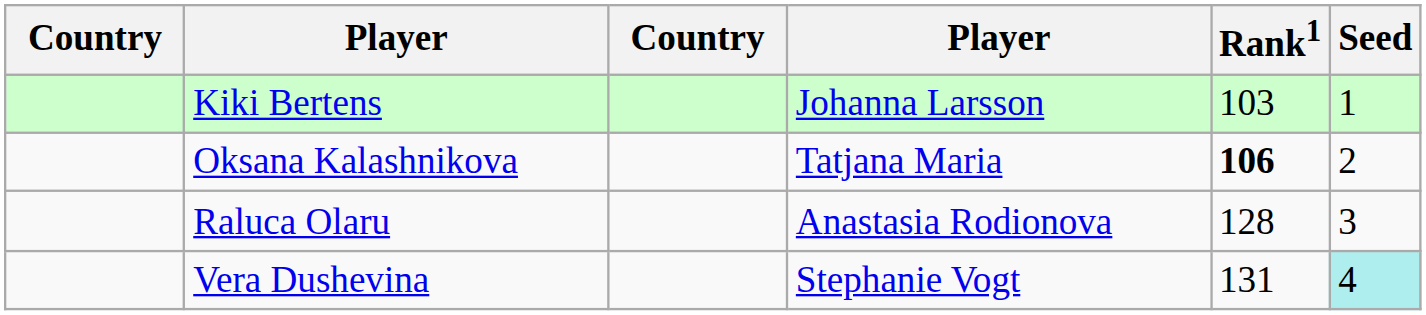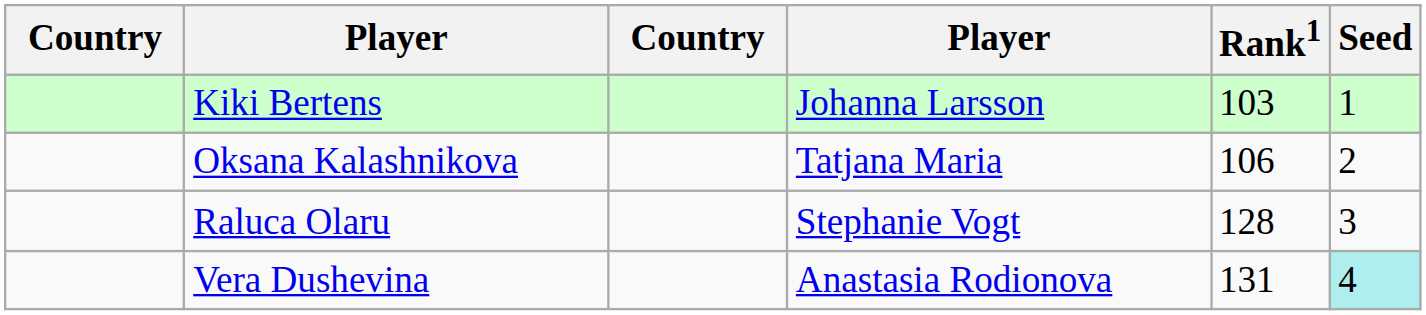(1247, 161) bold -> (1247, 161) normal
(954, 220) Anastasia Rodionova -> (908, 220) Stephanie Vogt
(908, 279) Stephanie Vogt -> (954, 279) Anastasia Rodionova
